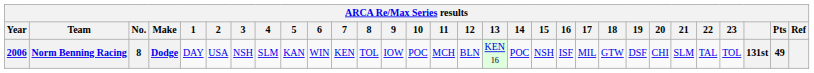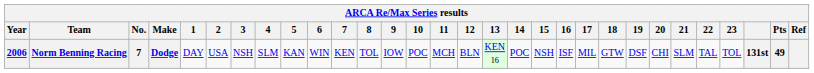(139, 53) 8 -> (139, 53) 7
